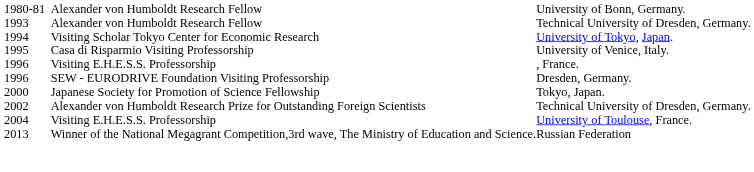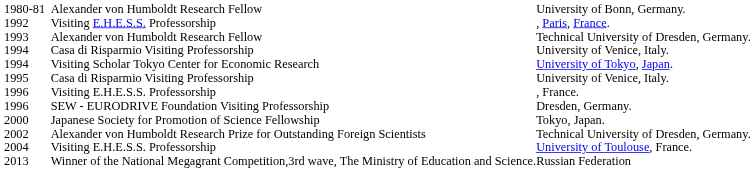+ row: (16, 22)
+ row: (16, 50)
